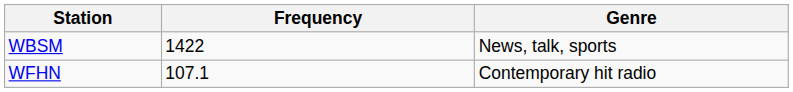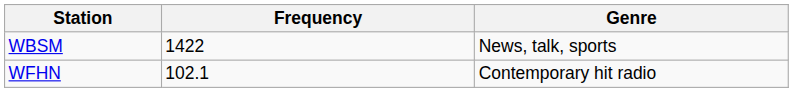(187, 73) 107.1 -> (187, 73) 102.1
